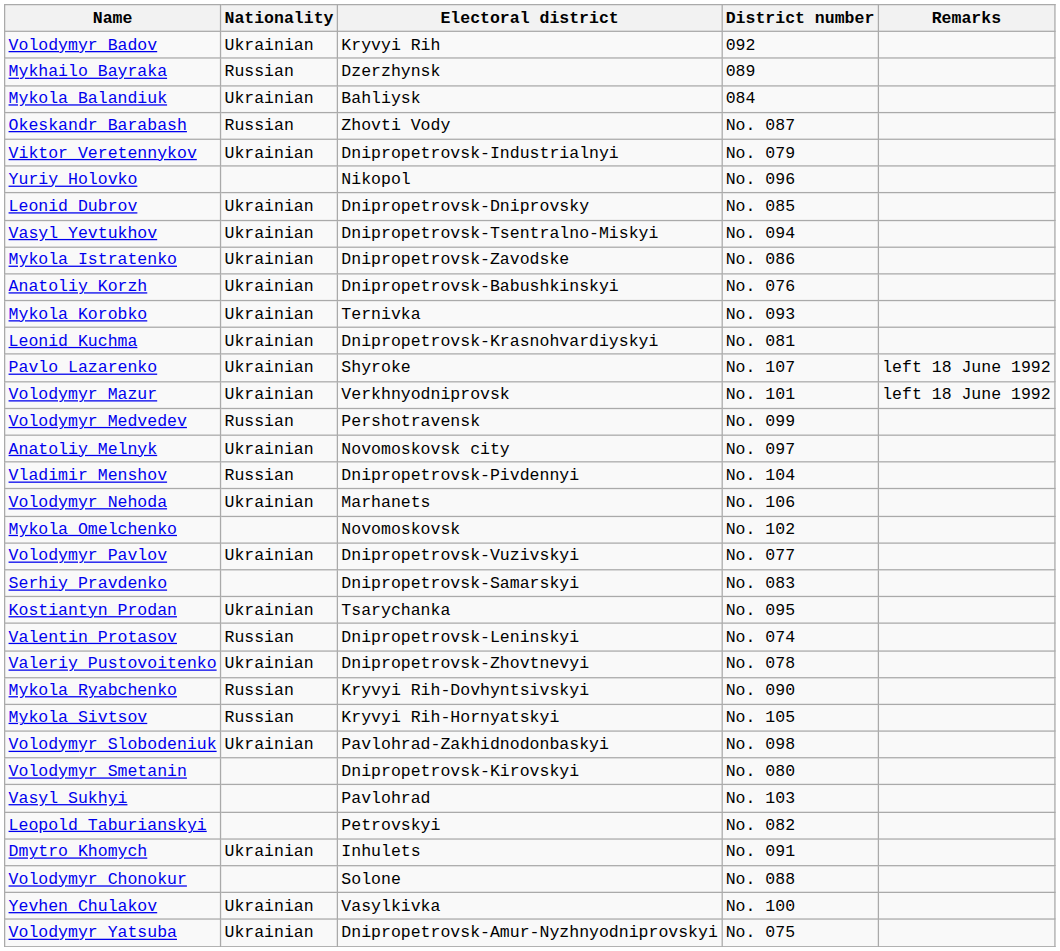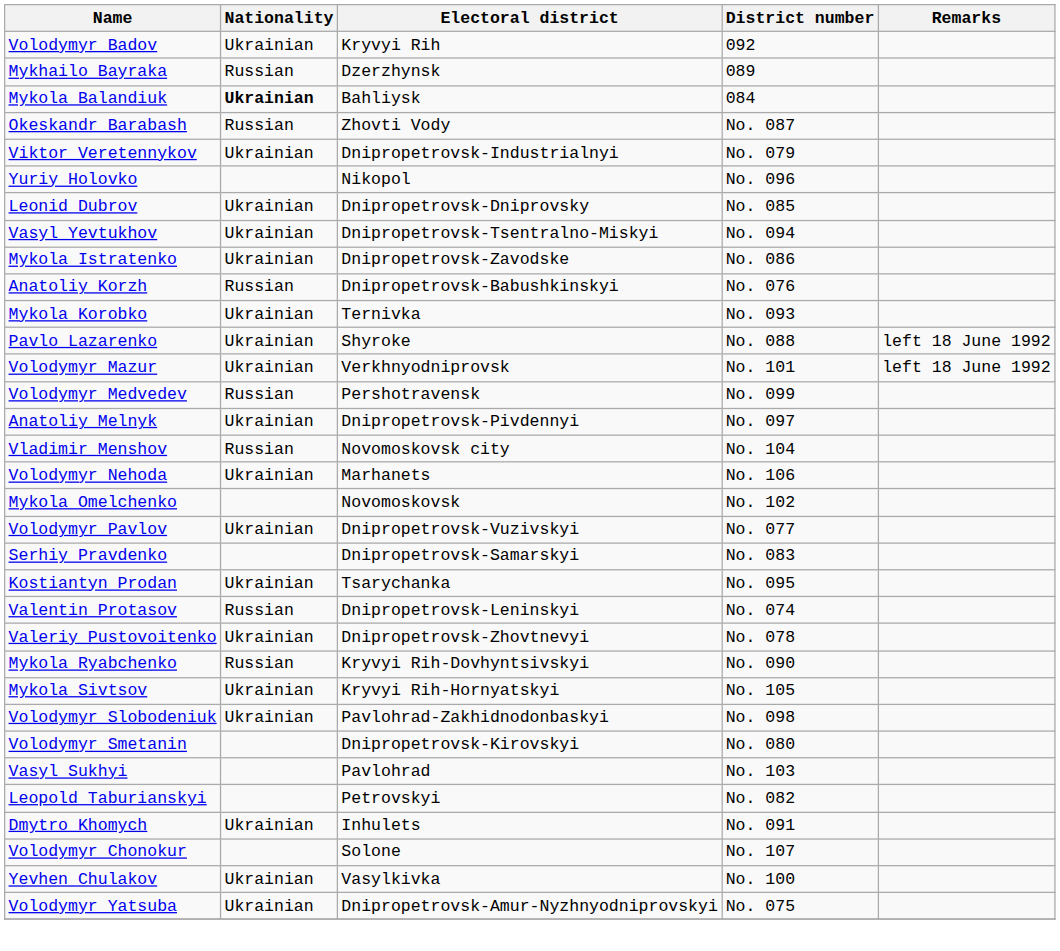(269, 99) normal -> (269, 99) bold
(269, 287) Ukrainian -> (259, 287) Russian
- row: (73, 341)
(760, 368) No. 107 -> (760, 341) No. 088
(426, 449) Novomoskovsk city -> (460, 422) Dnipropetrovsk-Pivdennyi
(460, 476) Dnipropetrovsk-Pivdennyi -> (426, 449) Novomoskovsk city
(259, 718) Russian -> (269, 691) Ukrainian
(760, 879) No. 088 -> (760, 852) No. 107
